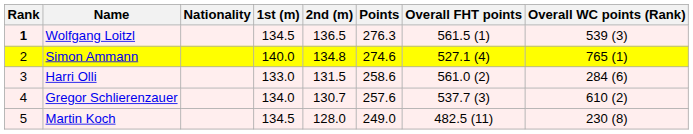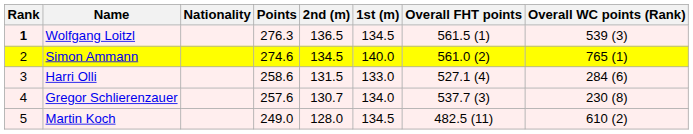columns swapped: (278, 14) <-> (379, 14)
(329, 56) 134.8 -> (327, 56) 134.5
(464, 56) 527.1 (4) -> (464, 56) 561.0 (2)
(464, 77) 561.0 (2) -> (464, 77) 527.1 (4)
(607, 98) 610 (2) -> (607, 98) 230 (8)
(607, 118) 230 (8) -> (607, 118) 610 (2)
